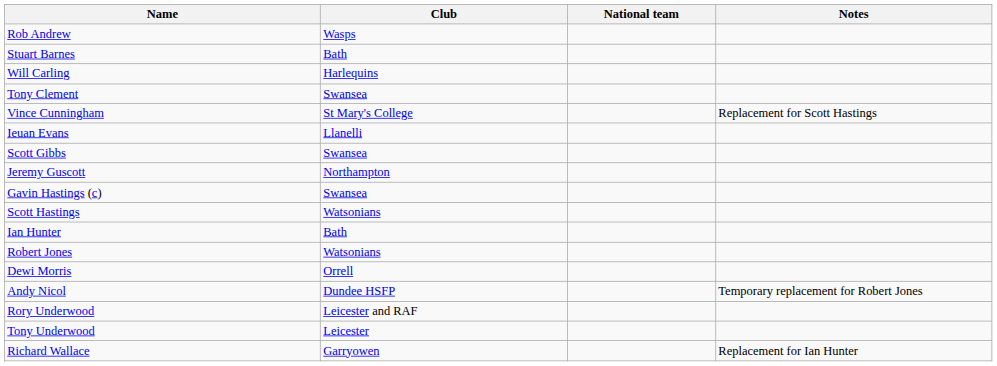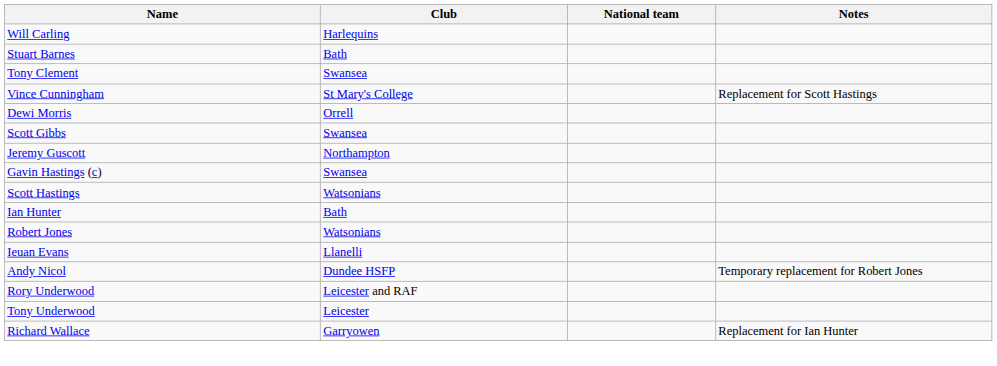- row: (39, 34)
rows swapped: (41, 53) <-> (38, 73)
rows swapped: (38, 133) <-> (39, 271)
